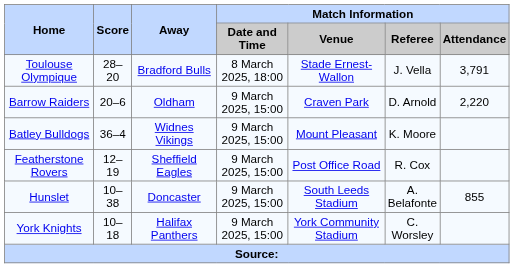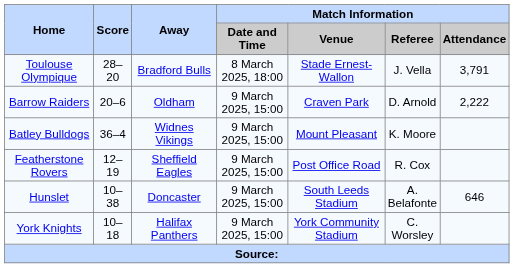(474, 102) 2,220 -> (474, 102) 2,222
(474, 197) 855 -> (474, 197) 646
